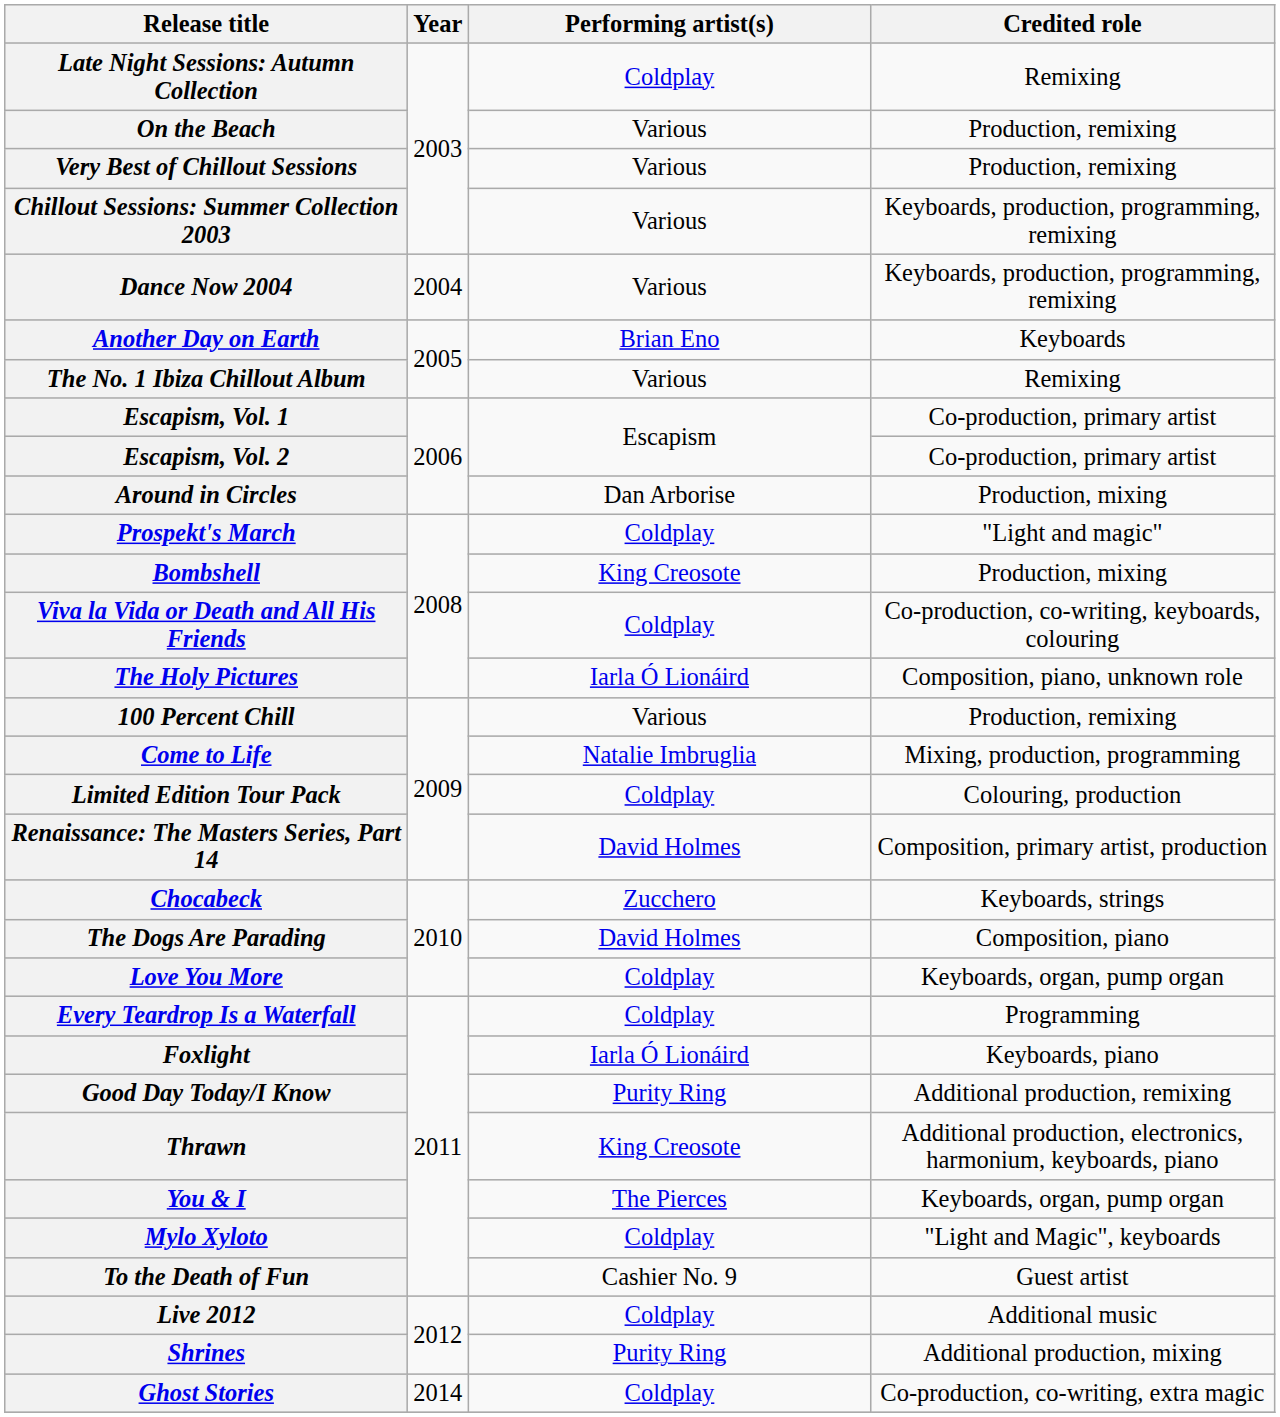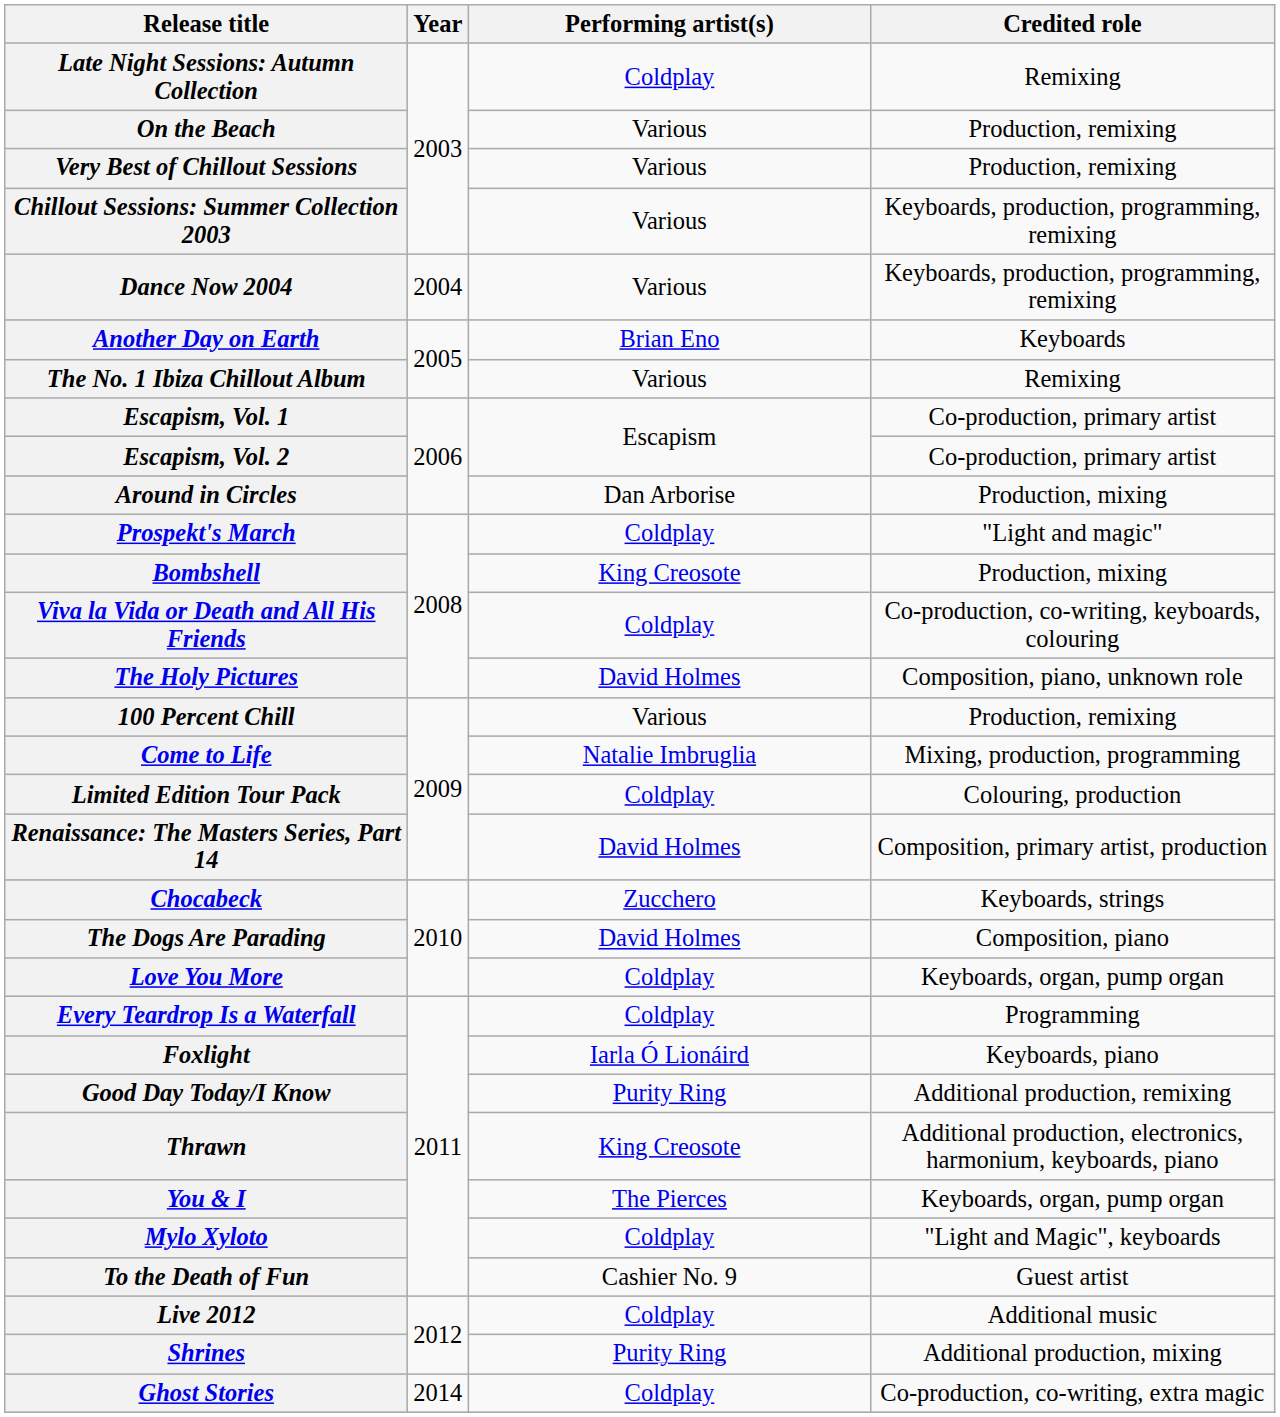(669, 677) Iarla Ó Lionáird -> (669, 677) David Holmes
